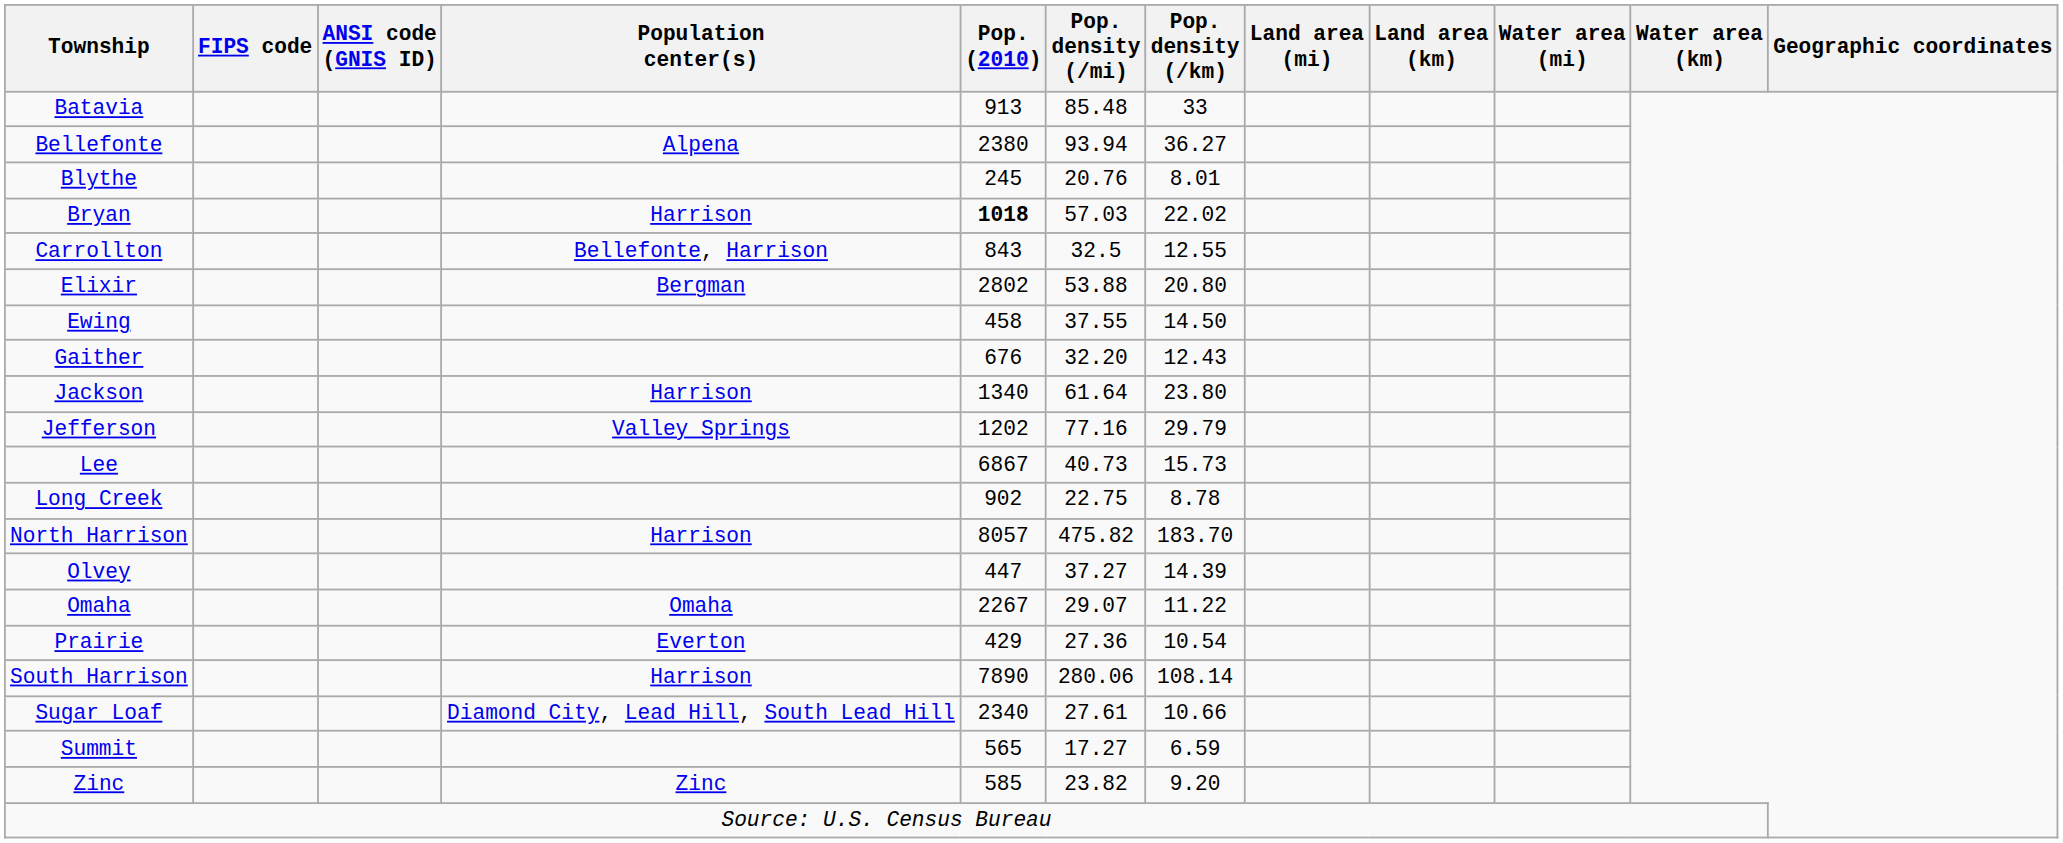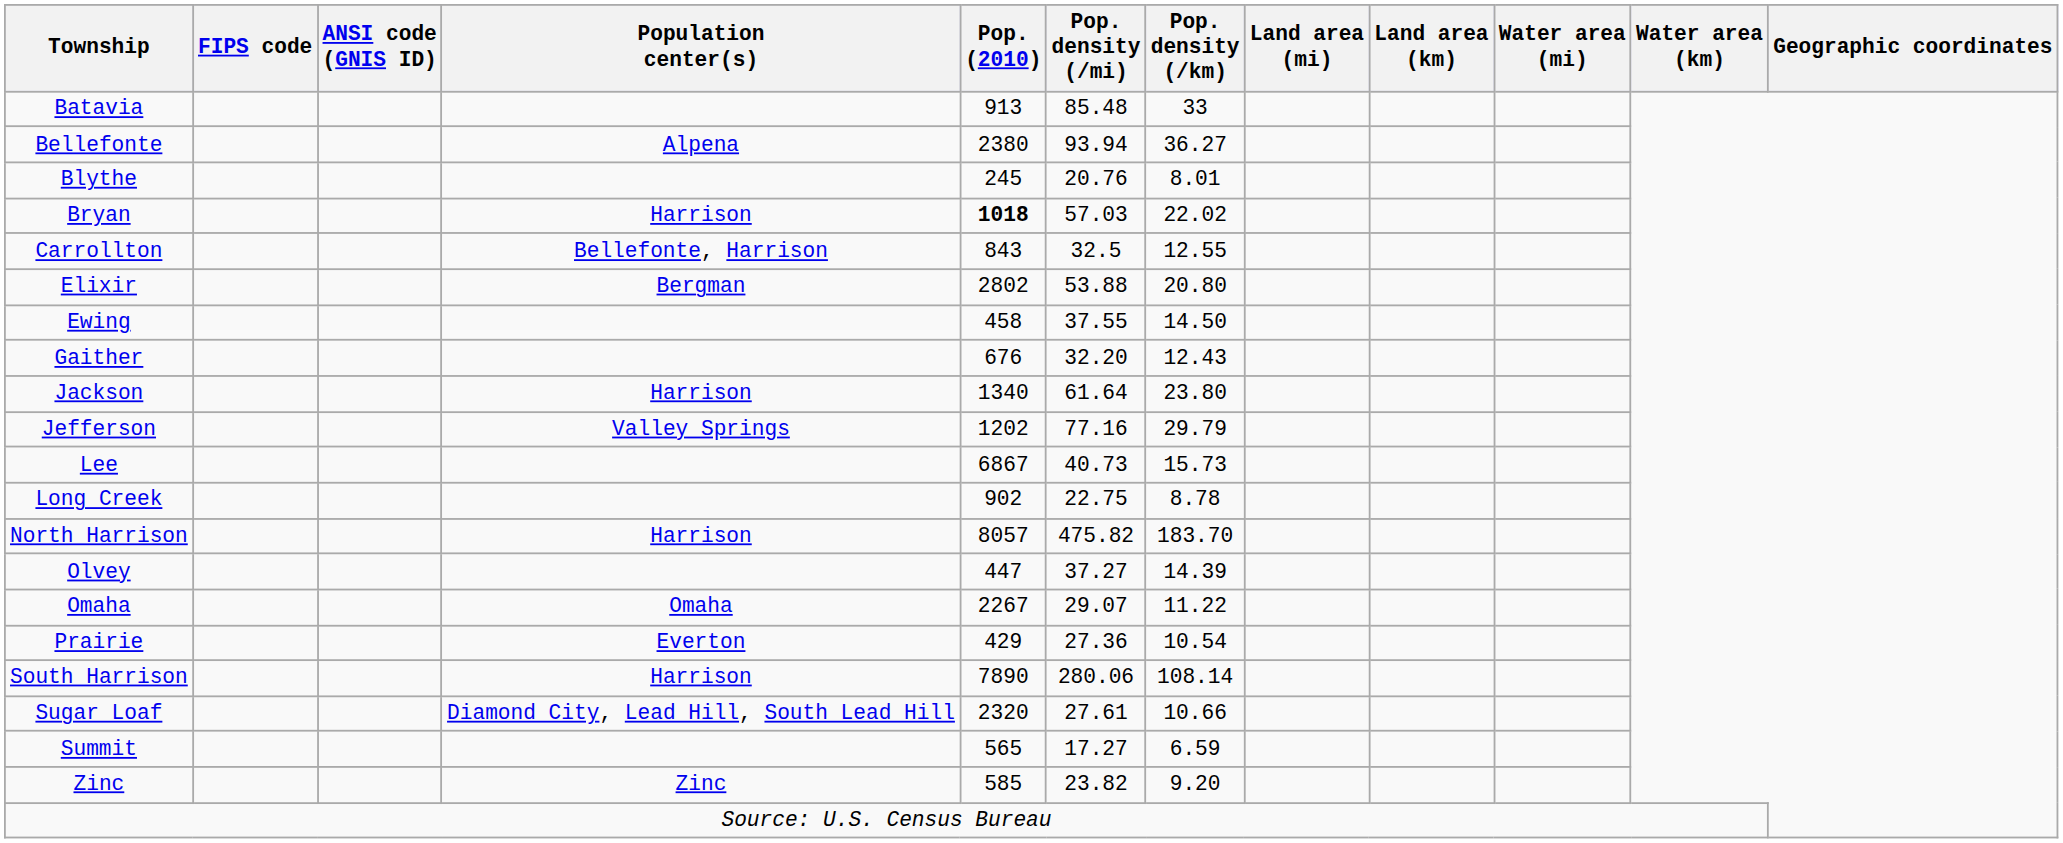(1003, 713) 2340 -> (1003, 713) 2320
